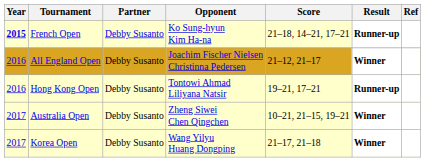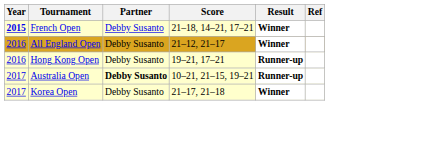- column: (216, 12)
(377, 34) Runner-up -> (274, 28) Winner
(134, 116) normal -> (136, 76) bold
(370, 116) Winner -> (281, 76) Runner-up
